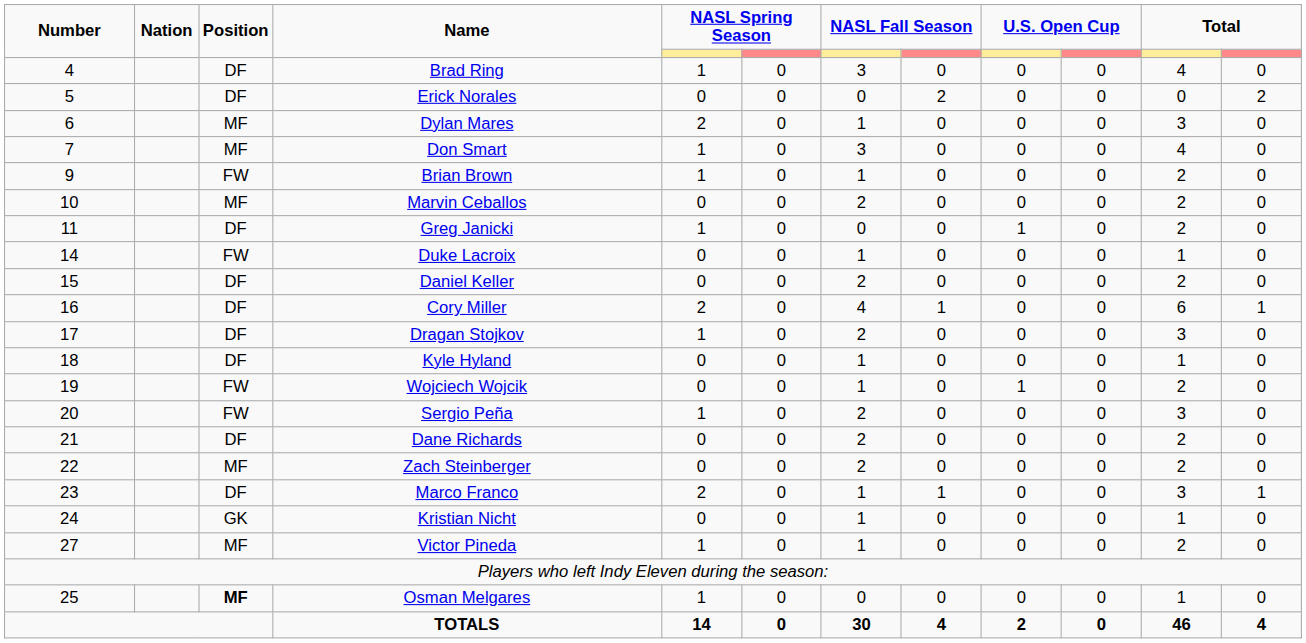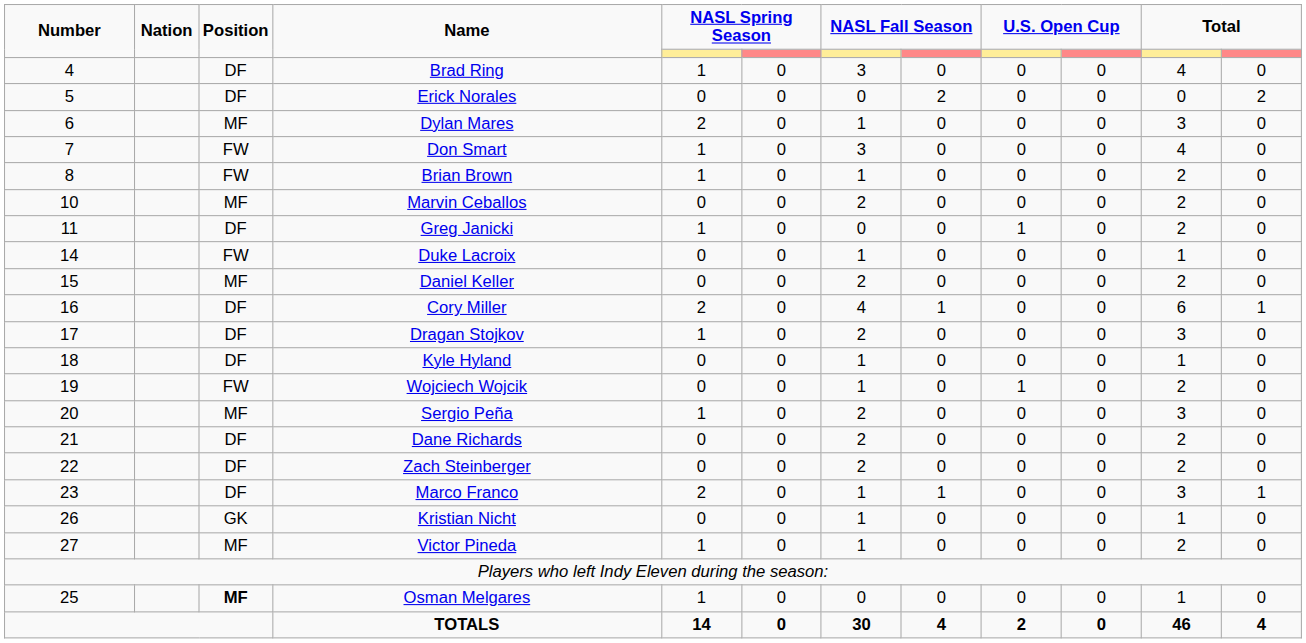(236, 149) MF -> (236, 149) FW
(69, 176) 9 -> (69, 176) 8
(236, 281) DF -> (236, 281) MF
(236, 413) FW -> (236, 413) MF
(236, 466) MF -> (236, 466) DF
(69, 519) 24 -> (69, 519) 26
